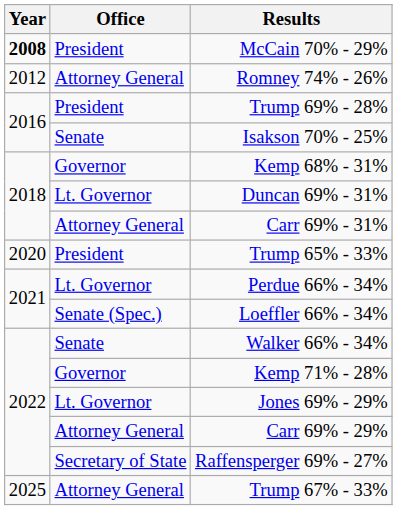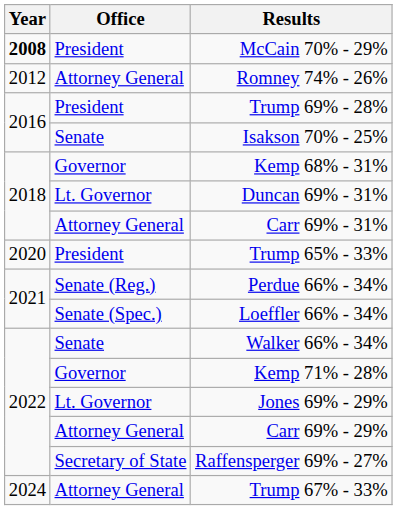(103, 284) Lt. Governor -> (105, 284) Senate (Reg.)
(27, 490) 2025 -> (27, 490) 2024
